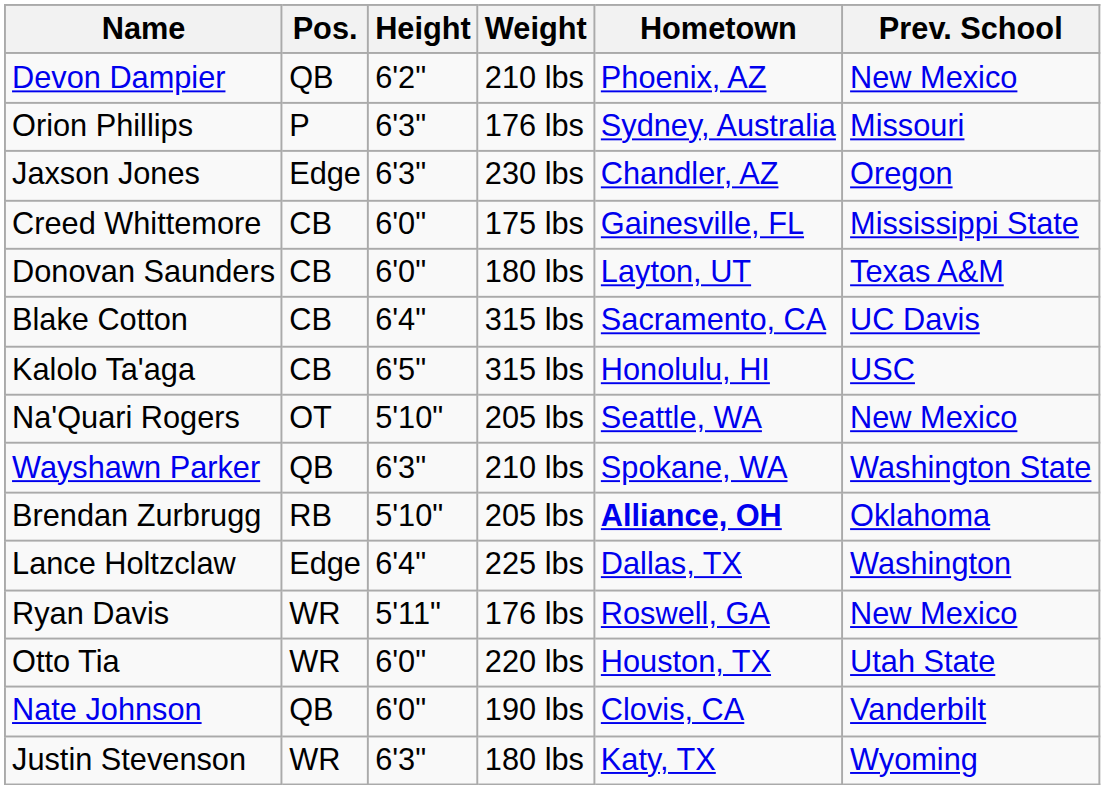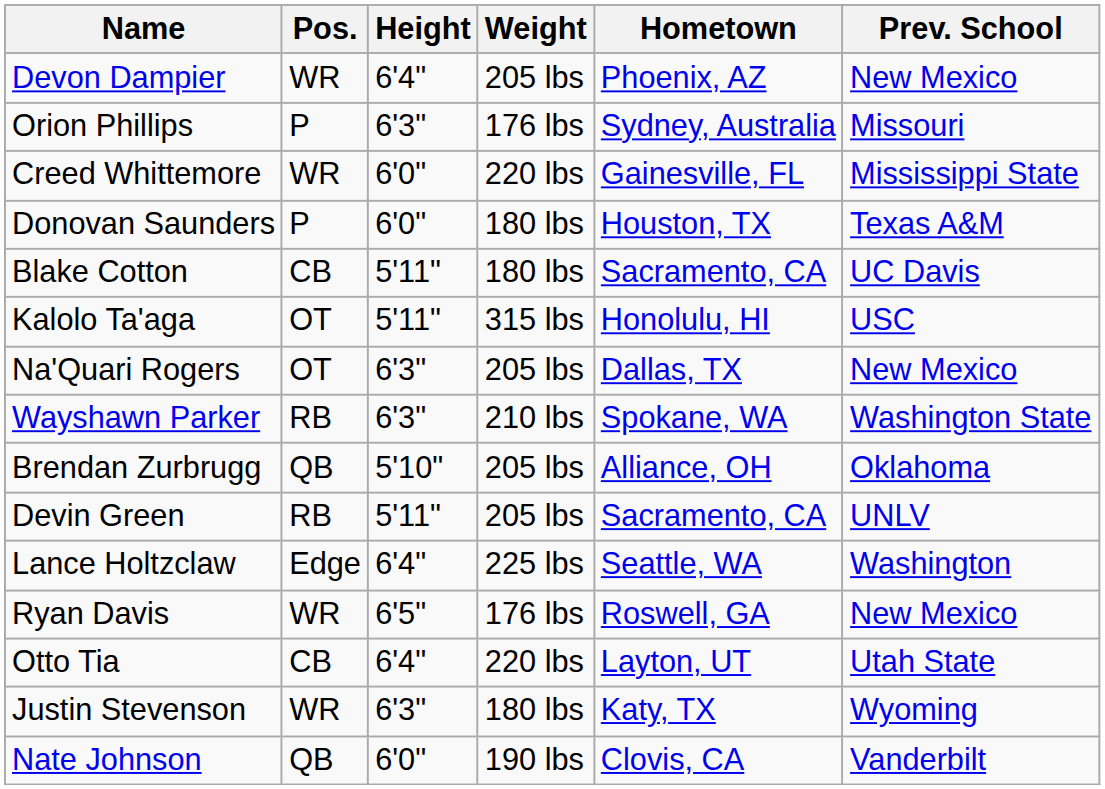(311, 77) QB -> (315, 77) WR
(401, 77) 6'2" -> (401, 77) 6'4"
(534, 77) 210 lbs -> (534, 77) 205 lbs
- row: (106, 175)
(311, 223) CB -> (315, 175) WR
(534, 223) 175 lbs -> (534, 175) 220 lbs
(311, 272) CB -> (299, 223) P
(676, 272) Layton, UT -> (686, 223) Houston, TX
(401, 321) 6'4" -> (408, 272) 5'11"
(534, 321) 315 lbs -> (534, 272) 180 lbs
(311, 369) CB -> (311, 321) OT
(401, 369) 6'5" -> (408, 321) 5'11"
(409, 418) 5'10" -> (401, 369) 6'3"
(681, 418) Seattle, WA -> (671, 369) Dallas, TX
(311, 467) QB -> (311, 418) RB
(311, 516) RB -> (311, 467) QB
(691, 516) bold -> (686, 467) normal
+ row: (98, 516)
(671, 564) Dallas, TX -> (681, 564) Seattle, WA
(408, 613) 5'11" -> (401, 613) 6'5"
(315, 662) WR -> (311, 662) CB
(401, 662) 6'0" -> (401, 662) 6'4"
(686, 662) Houston, TX -> (676, 662) Layton, UT
rows swapped: (107, 710) <-> (129, 759)
